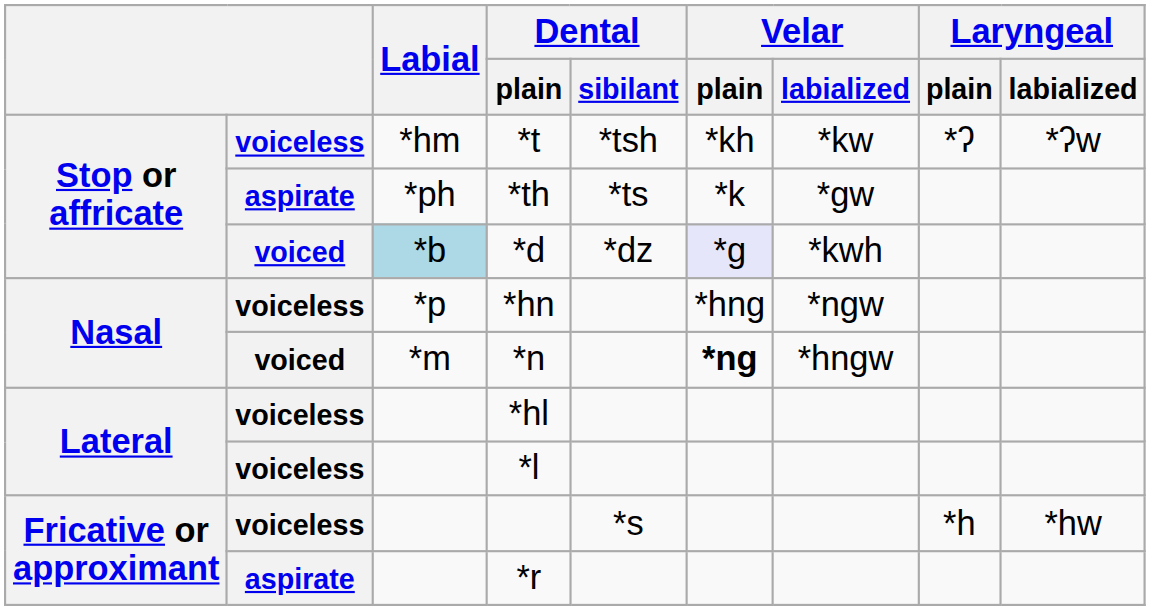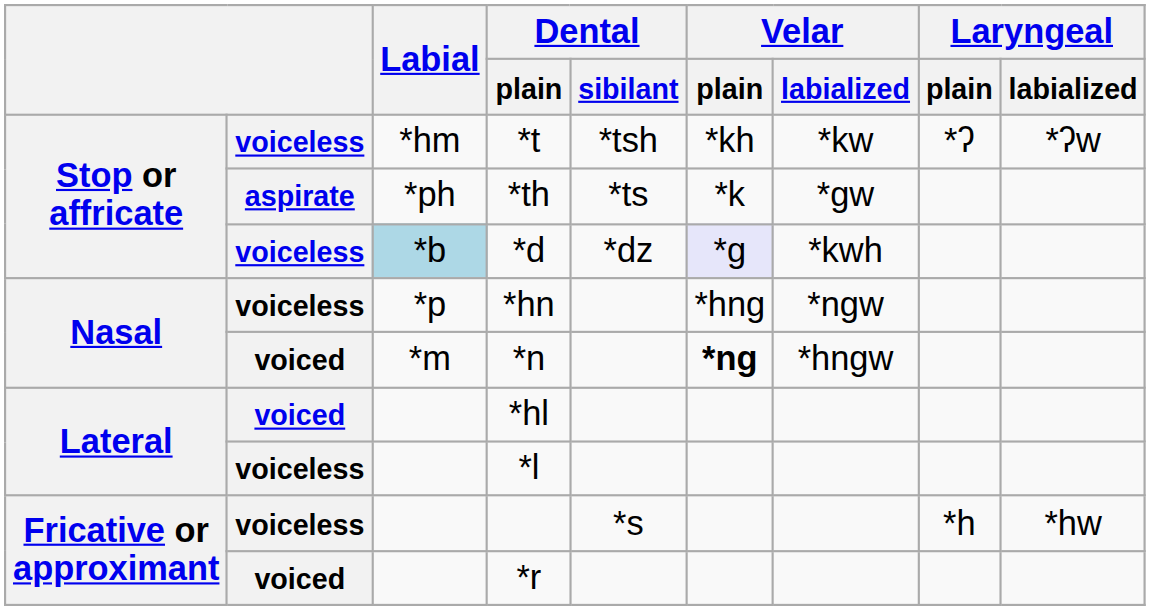(300, 252) voiced -> (300, 252) voiceless
(300, 415) voiceless -> (300, 415) voiced
(300, 579) aspirate -> (300, 579) voiced
